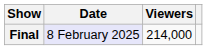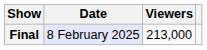(169, 34) 214,000 -> (169, 34) 213,000
